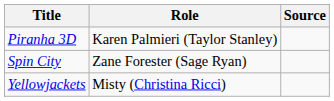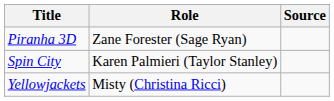(185, 38) Karen Palmieri (Taylor Stanley) -> (169, 38) Zane Forester (Sage Ryan)
(169, 61) Zane Forester (Sage Ryan) -> (185, 61) Karen Palmieri (Taylor Stanley)
